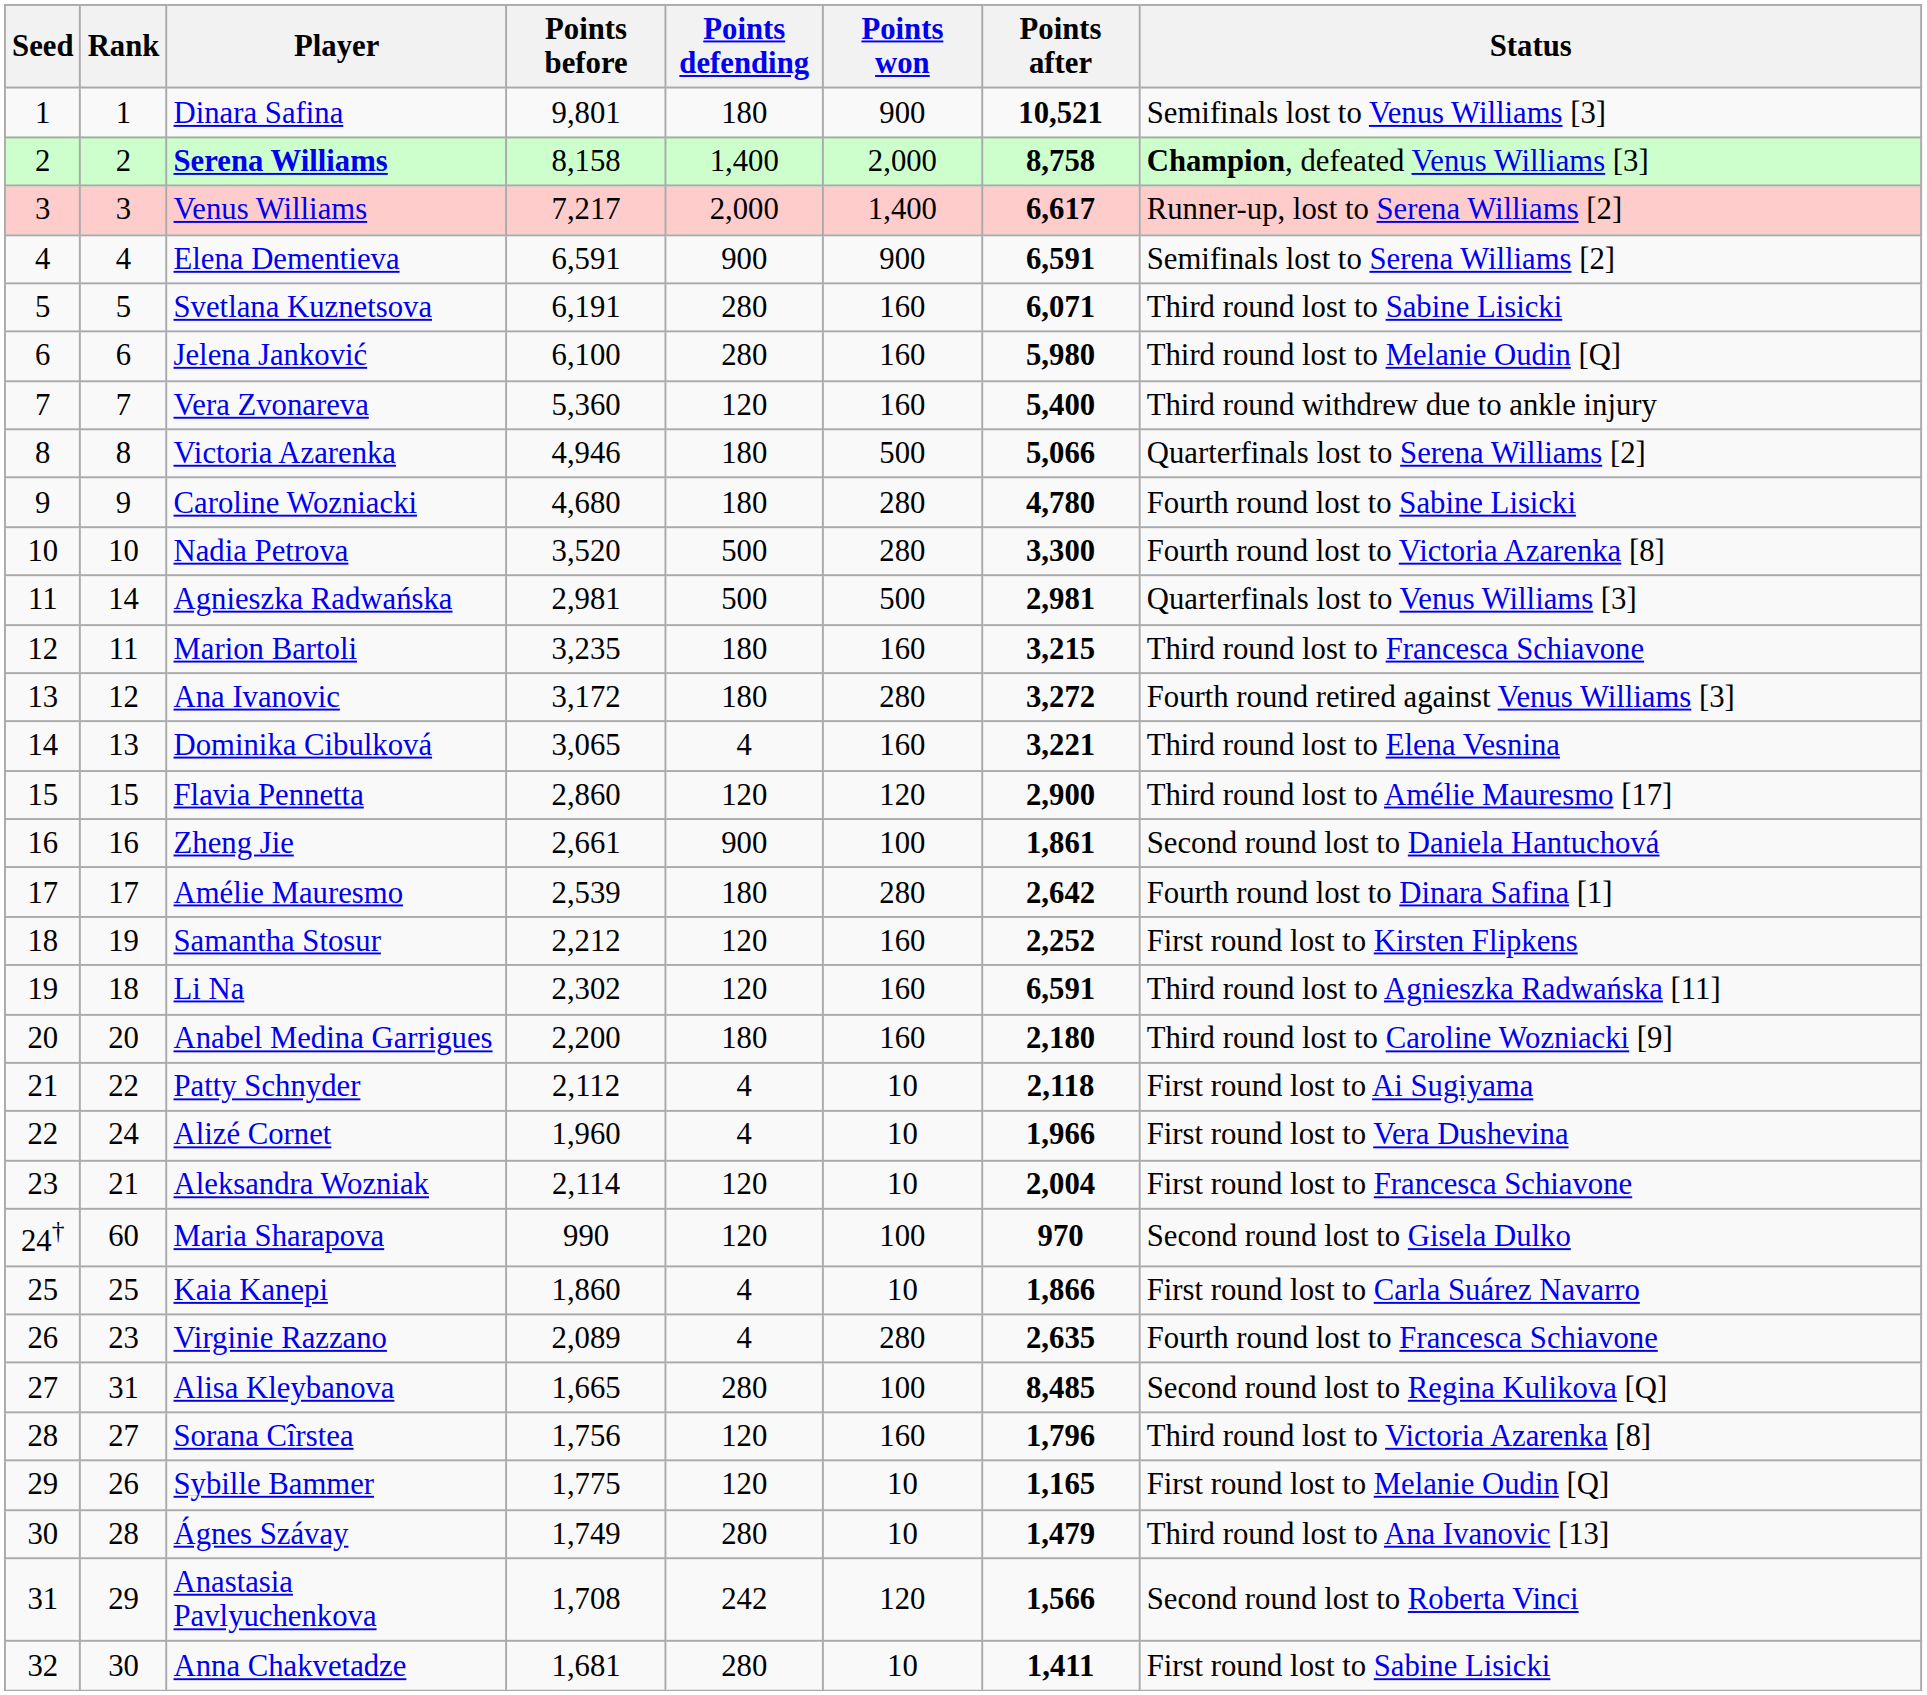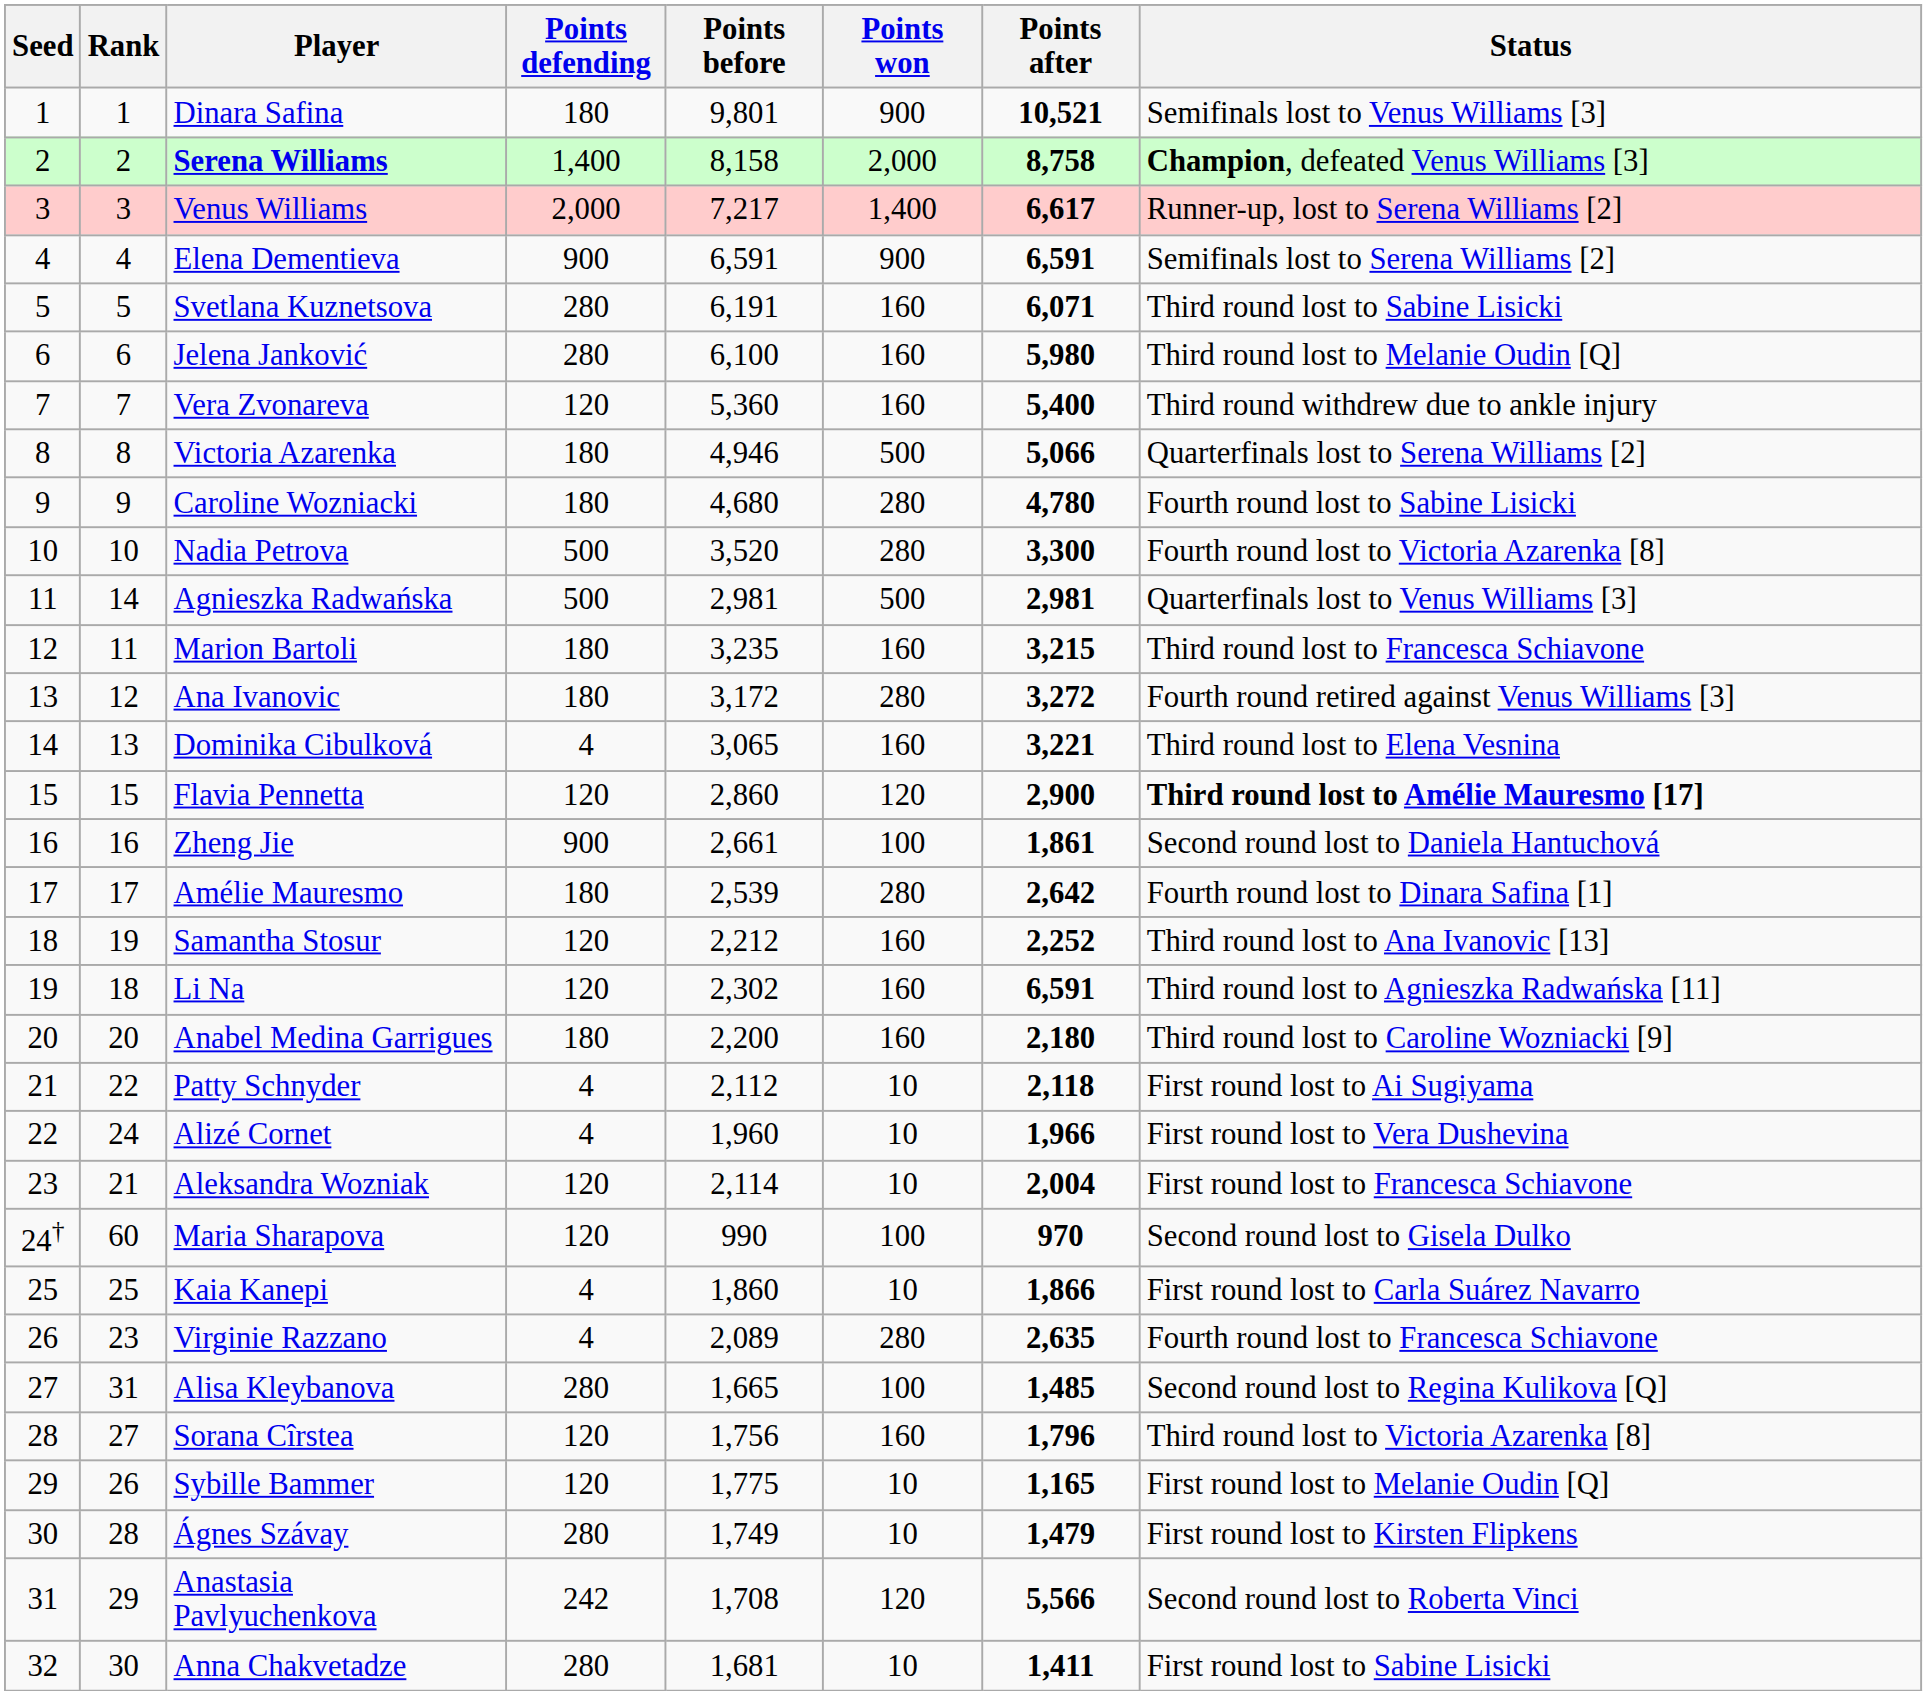columns swapped: (586, 46) <-> (744, 46)
(1410, 794) normal -> (1425, 794) bold
(1362, 940) First round lost to Kirsten Flipkens -> (1378, 940) Third round lost to Ana Ivanovic [13]
(1061, 1387) 8,485 -> (1061, 1387) 1,485
(1378, 1533) Third round lost to Ana Ivanovic [13] -> (1362, 1533) First round lost to Kirsten Flipkens
(1061, 1599) 1,566 -> (1061, 1599) 5,566
